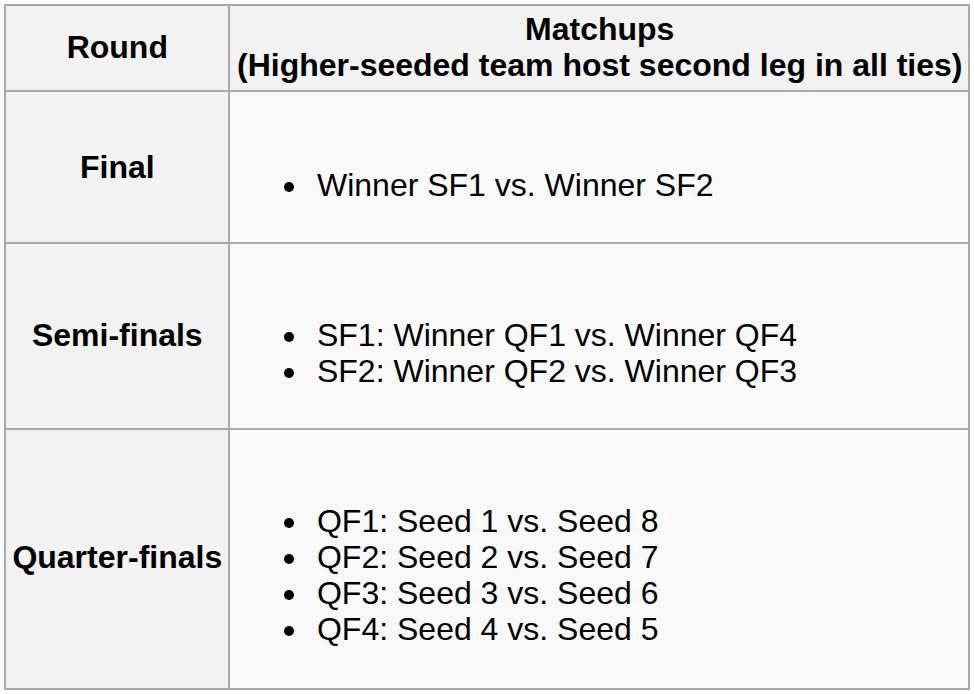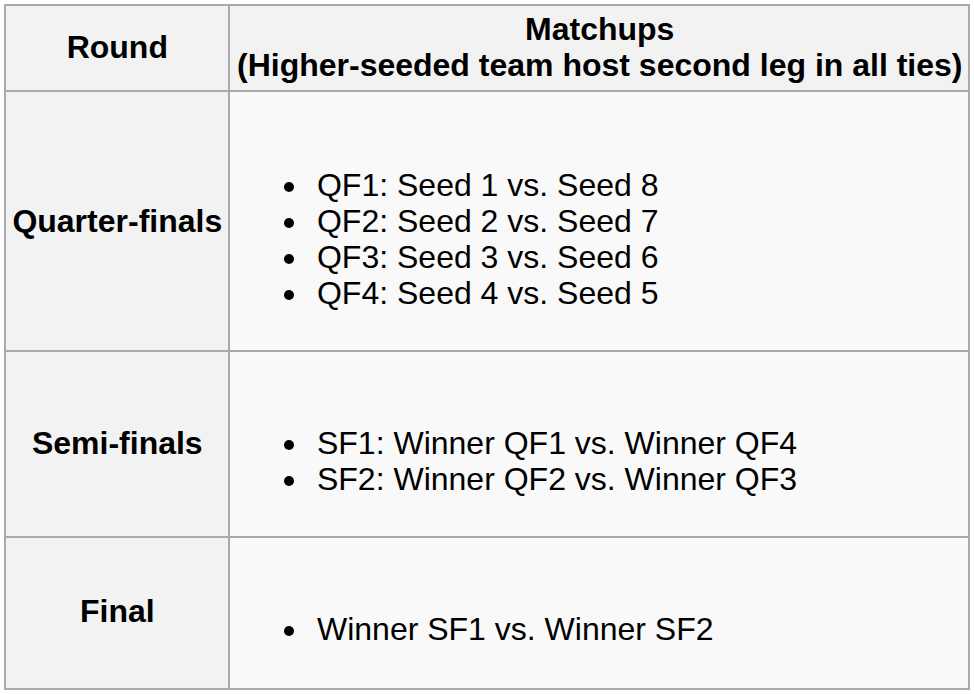rows swapped: (117, 558) <-> (117, 166)
